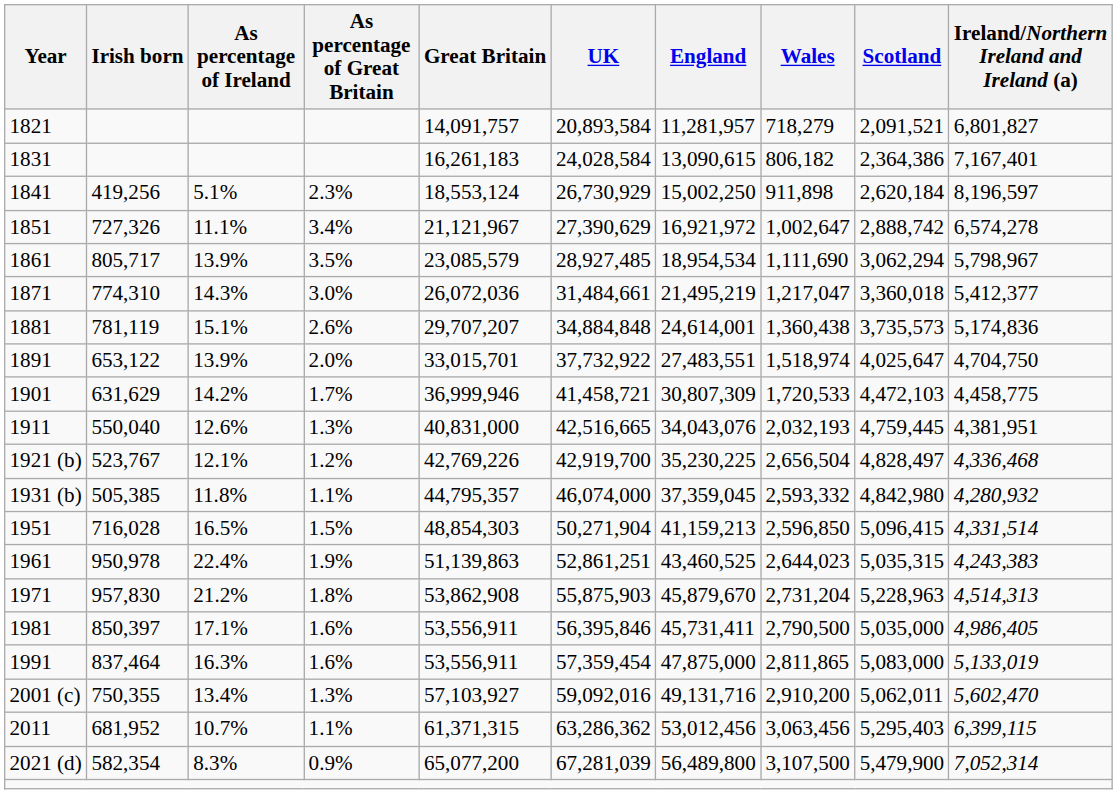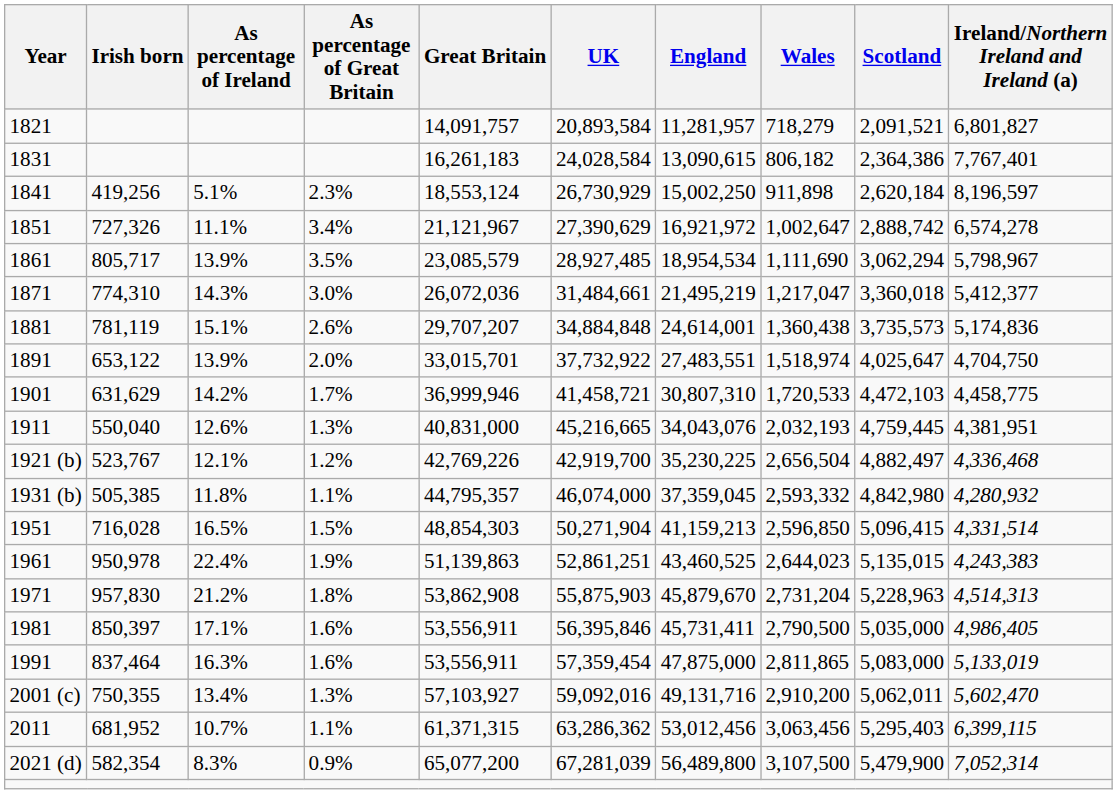(996, 159) 7,167,401 -> (996, 159) 7,767,401
(708, 393) 30,807,309 -> (708, 393) 30,807,310
(603, 427) 42,516,665 -> (603, 427) 45,216,665
(902, 460) 4,828,497 -> (902, 460) 4,882,497
(902, 561) 5,035,315 -> (902, 561) 5,135,015
